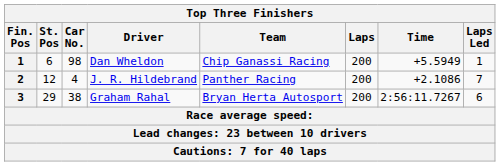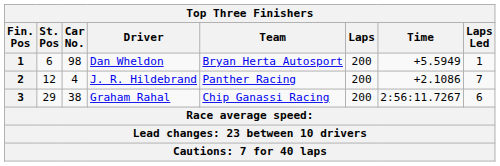(266, 62) Chip Ganassi Racing -> (273, 62) Bryan Herta Autosport
(273, 98) Bryan Herta Autosport -> (266, 98) Chip Ganassi Racing
